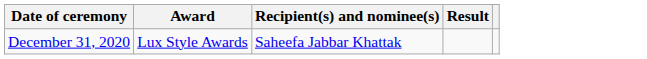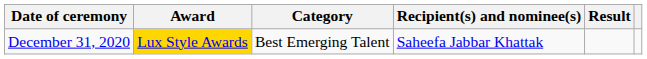+ column: (322, 16)
(193, 41) no background -> (193, 41) gold background
